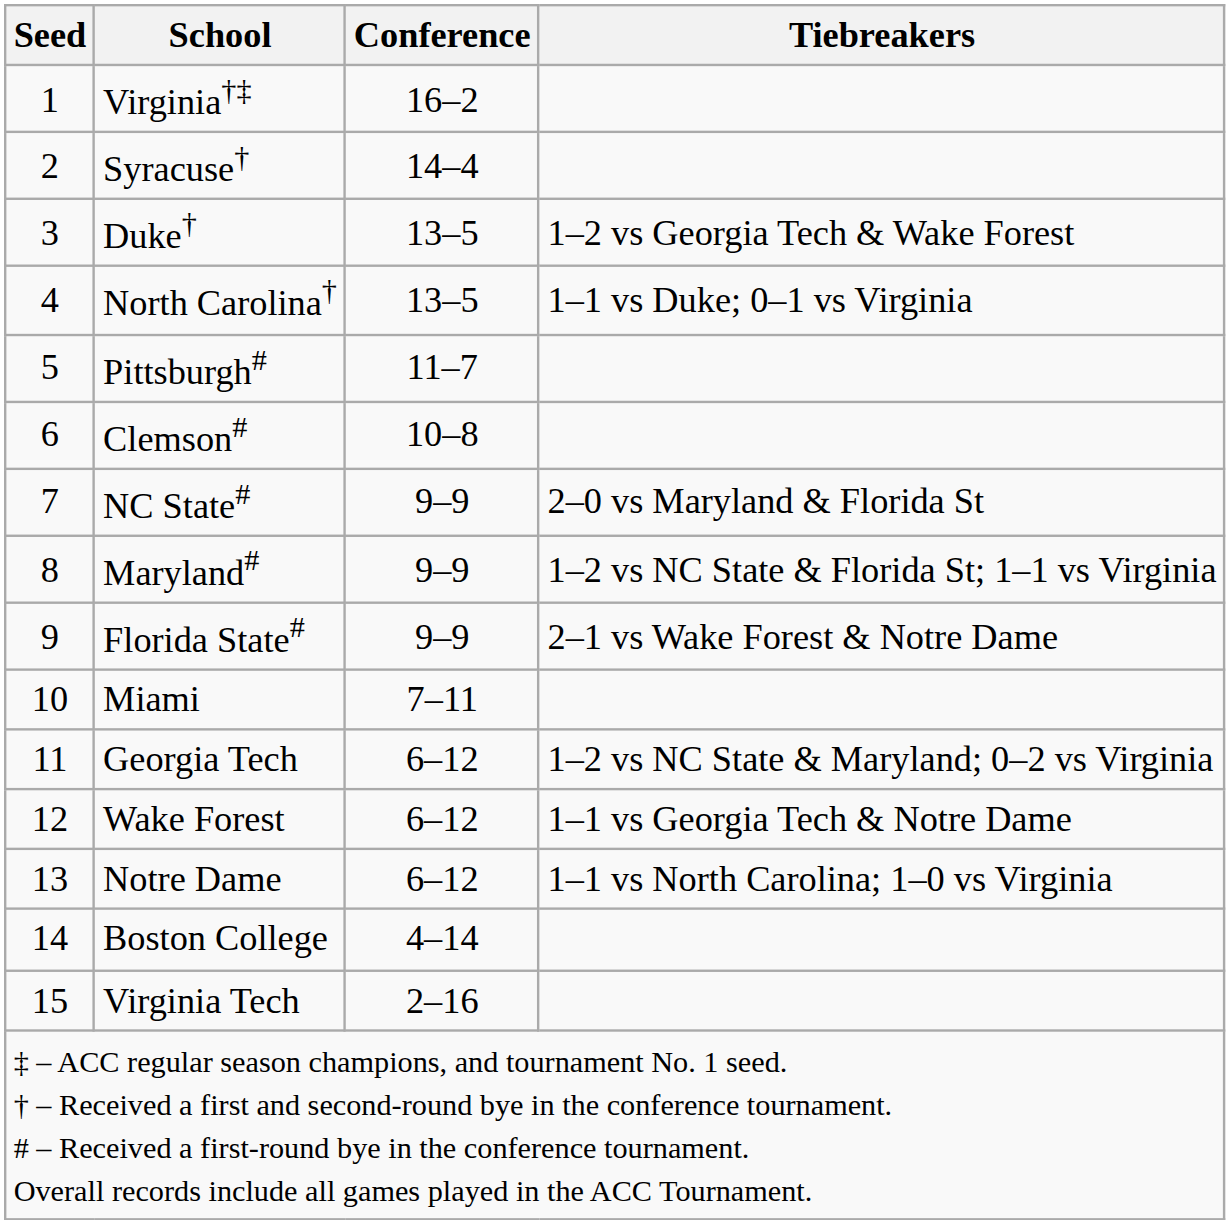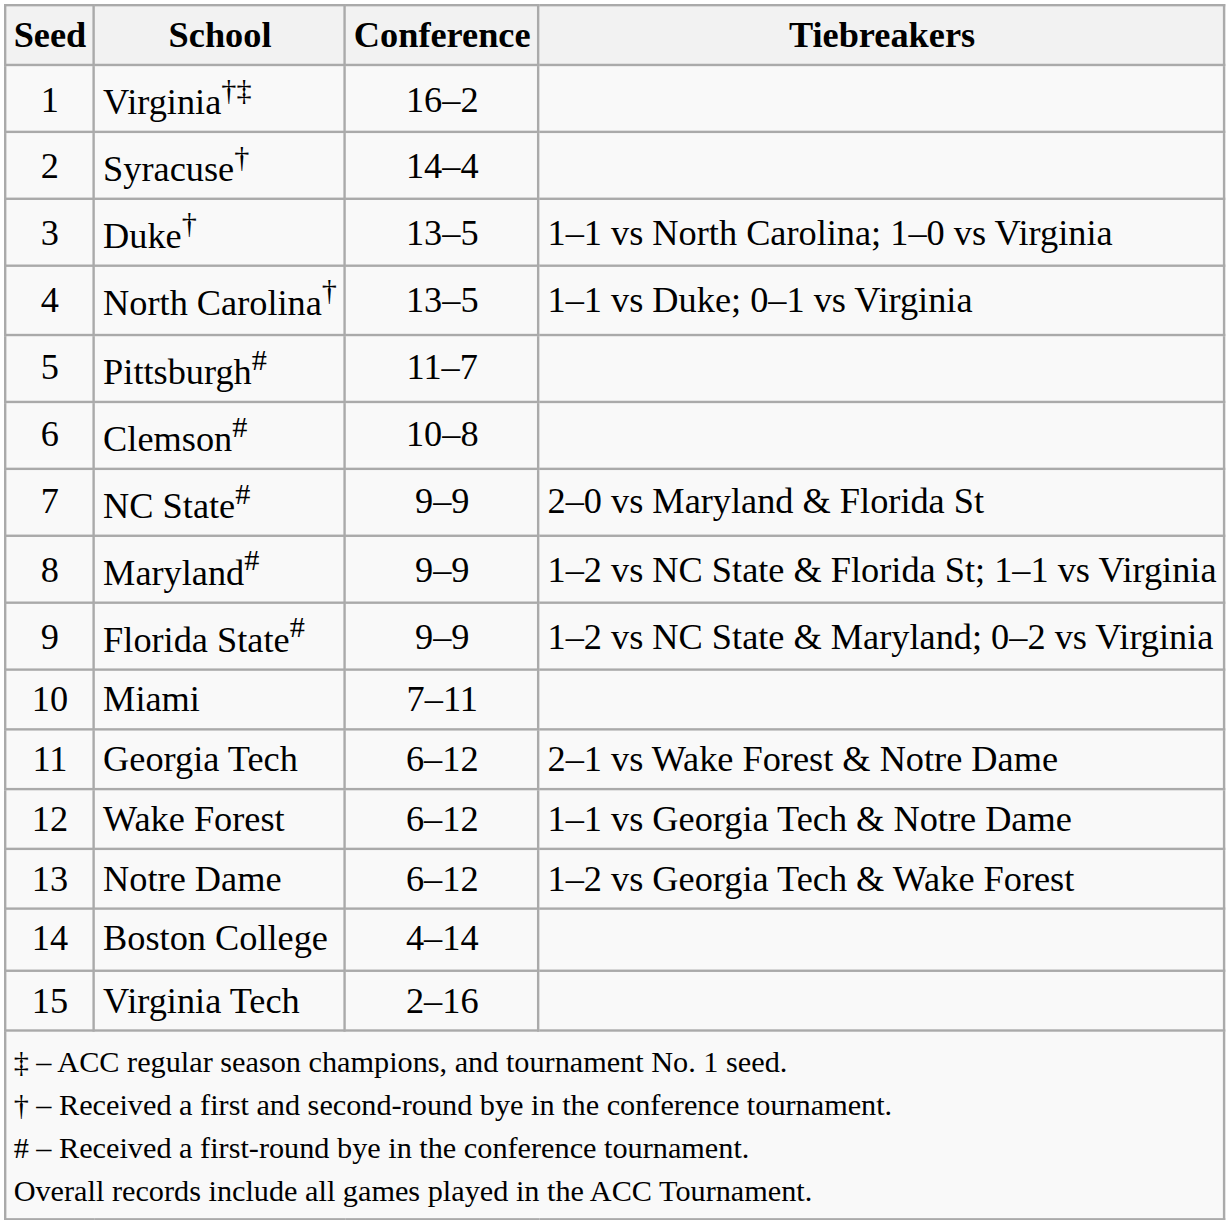(811, 232) 1–2 vs Georgia Tech & Wake Forest -> (830, 232) 1–1 vs North Carolina; 1–0 vs Virginia
(803, 635) 2–1 vs Wake Forest & Notre Dame -> (880, 635) 1–2 vs NC State & Maryland; 0–2 vs Virginia
(880, 759) 1–2 vs NC State & Maryland; 0–2 vs Virginia -> (803, 759) 2–1 vs Wake Forest & Notre Dame
(830, 879) 1–1 vs North Carolina; 1–0 vs Virginia -> (811, 879) 1–2 vs Georgia Tech & Wake Forest
